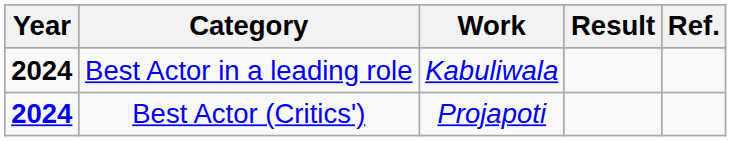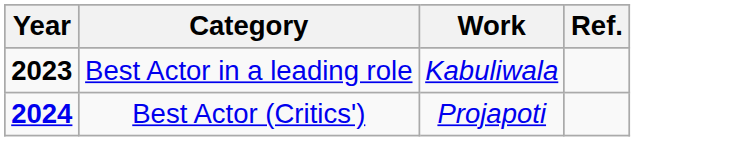- column: (613, 26)
(42, 69) 2024 -> (42, 69) 2023
